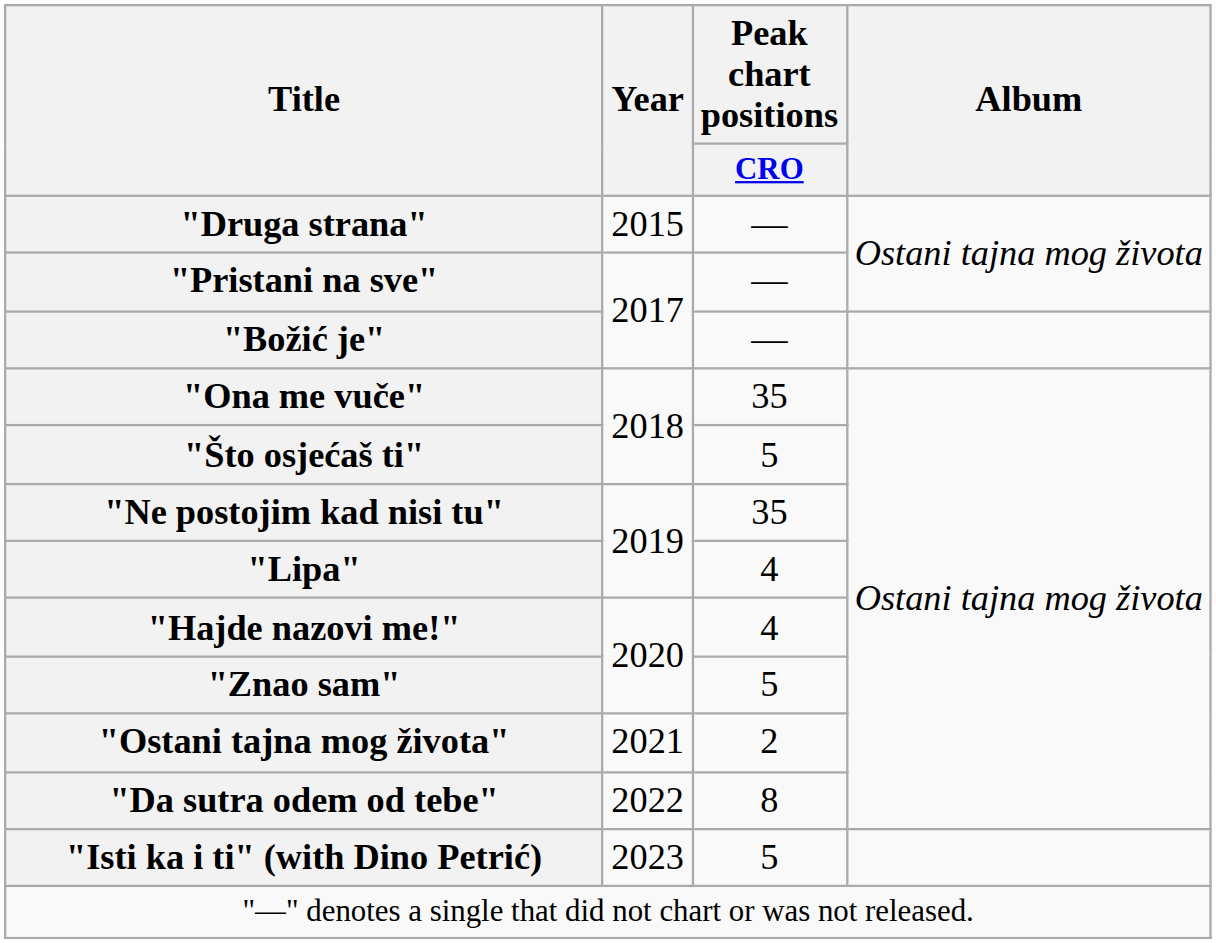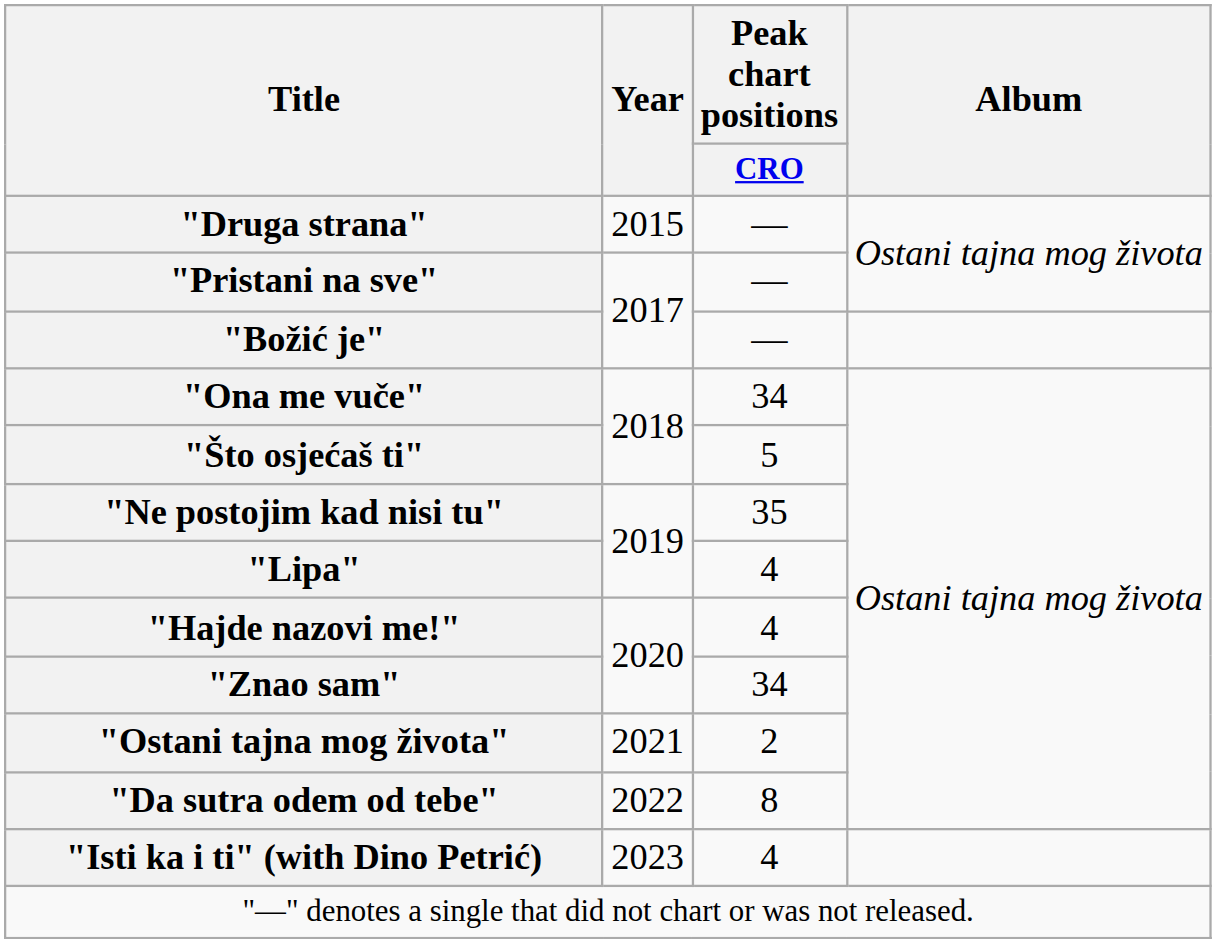(769, 396) 35 -> (769, 396) 34
(769, 684) 5 -> (769, 684) 34
(769, 857) 5 -> (769, 857) 4
